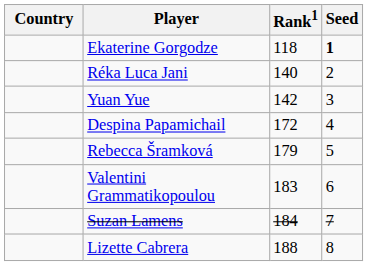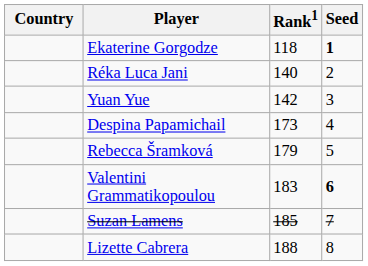(285, 125) 172 -> (285, 125) 173
(330, 186) normal -> (330, 186) bold
(285, 221) 184 -> (285, 221) 185
